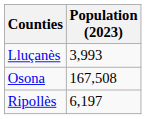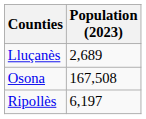(86, 55) 3,993 -> (86, 55) 2,689
